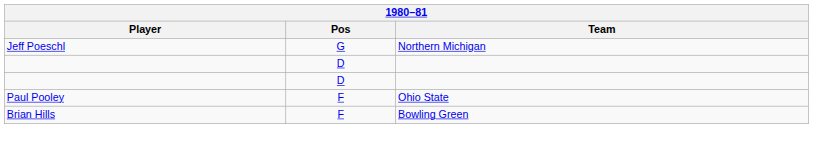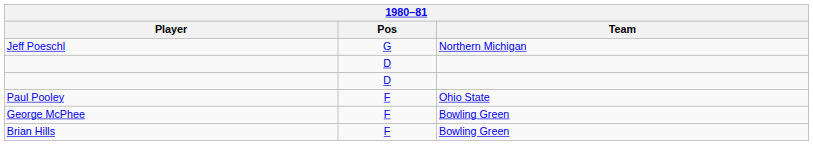+ row: (46, 115)
